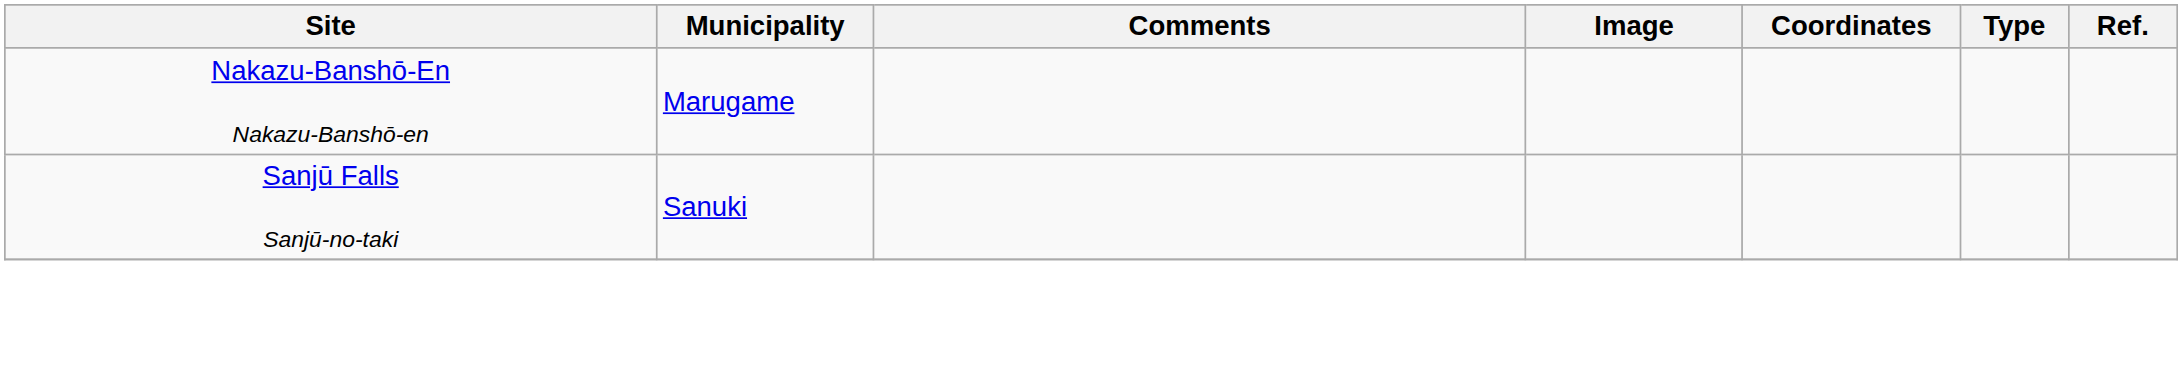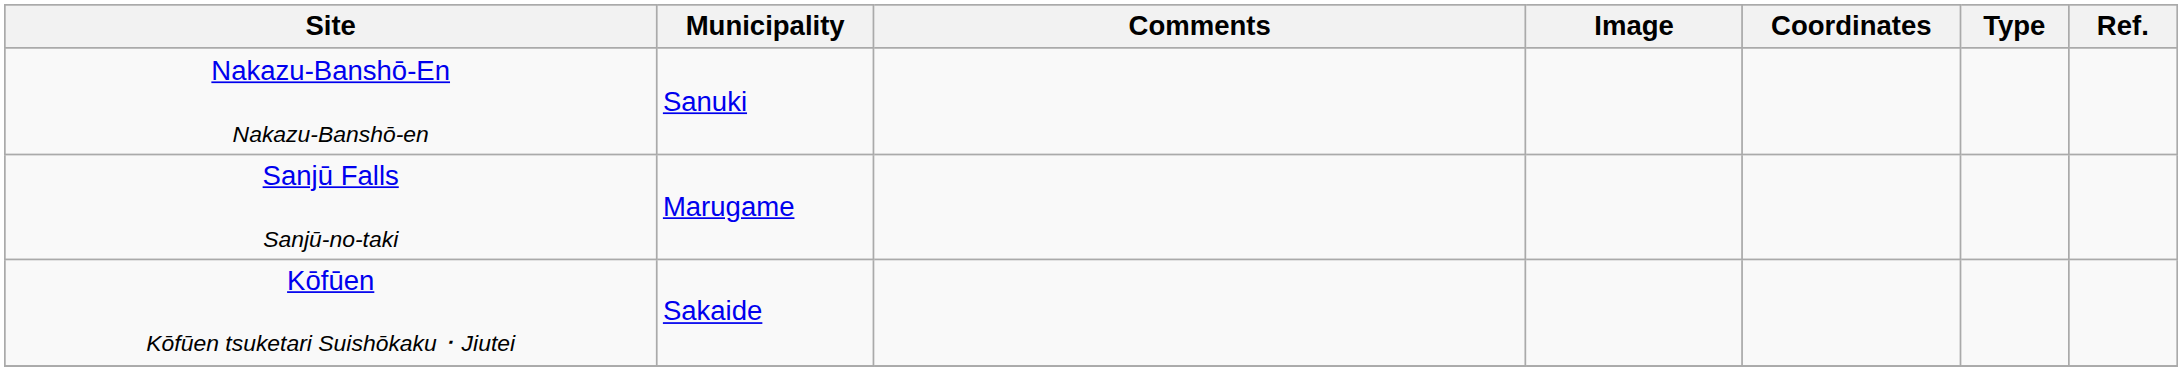(729, 100) Marugame -> (705, 100) Sanuki
(705, 206) Sanuki -> (729, 206) Marugame
+ row: (331, 312)
